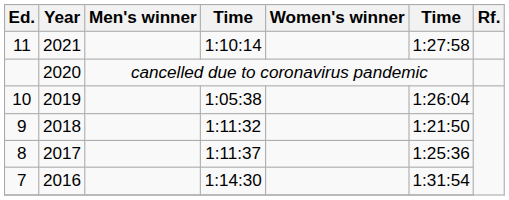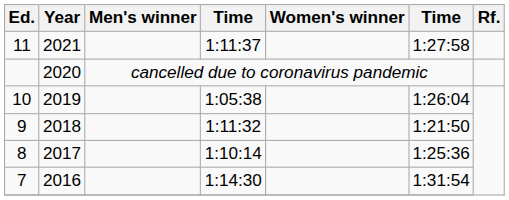(233, 45) 1:10:14 -> (233, 45) 1:11:37
(233, 153) 1:11:37 -> (233, 153) 1:10:14
